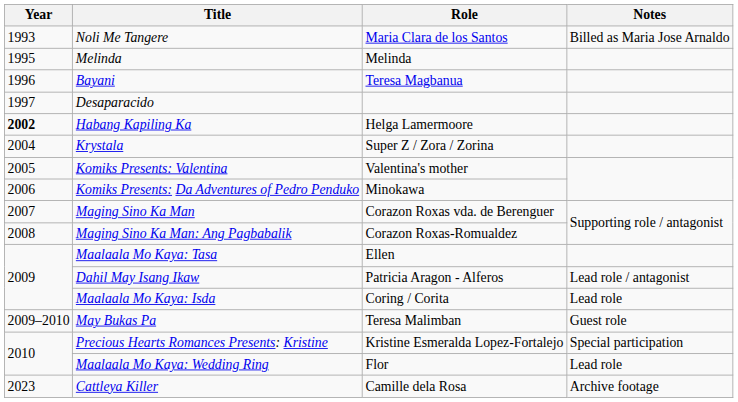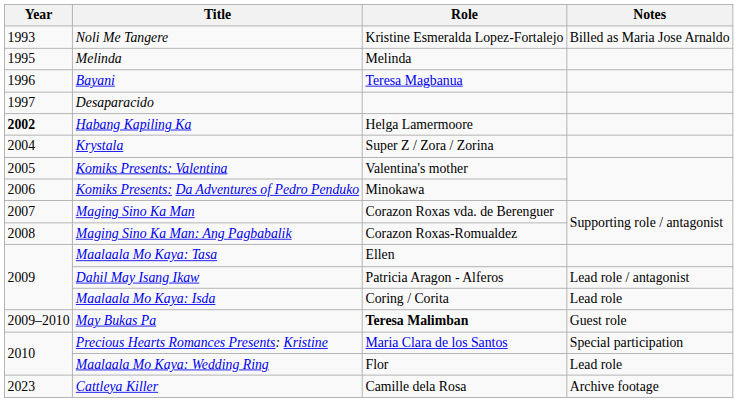(437, 37) Maria Clara de los Santos -> (464, 37) Kristine Esmeralda Lopez-Fortalejo
(413, 320) normal -> (417, 320) bold
(464, 342) Kristine Esmeralda Lopez-Fortalejo -> (437, 342) Maria Clara de los Santos
